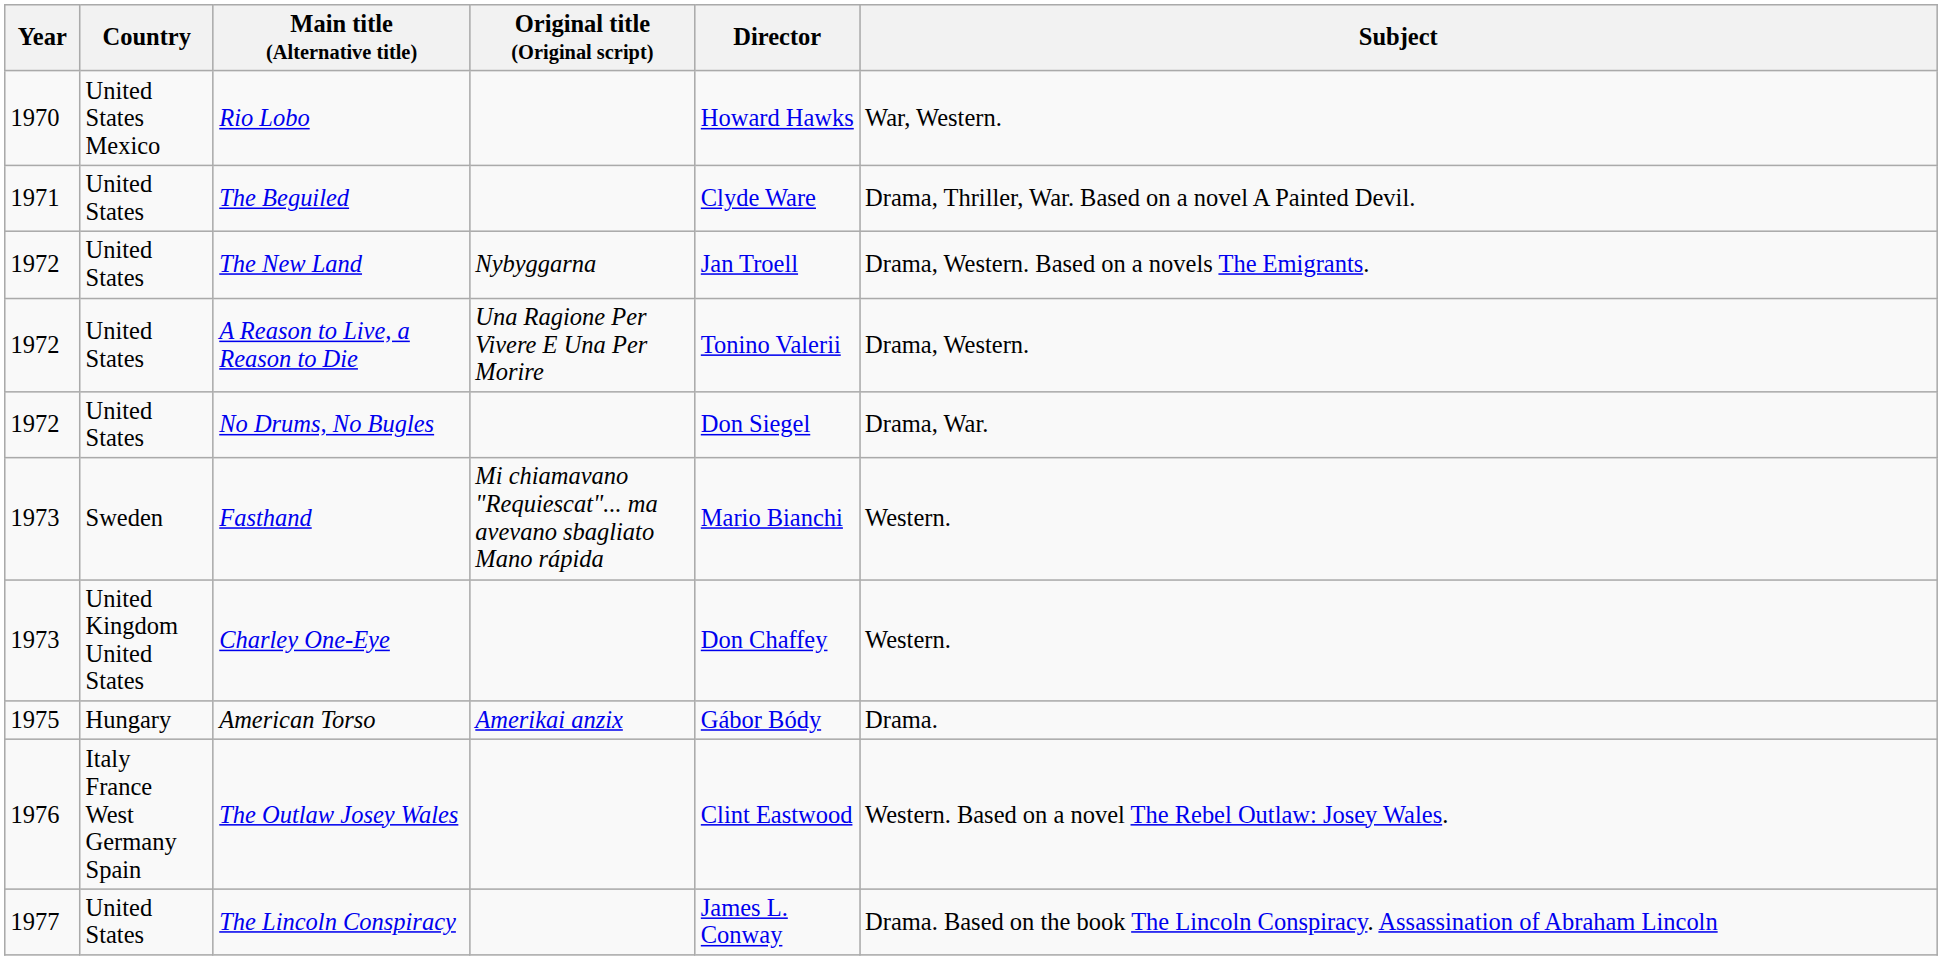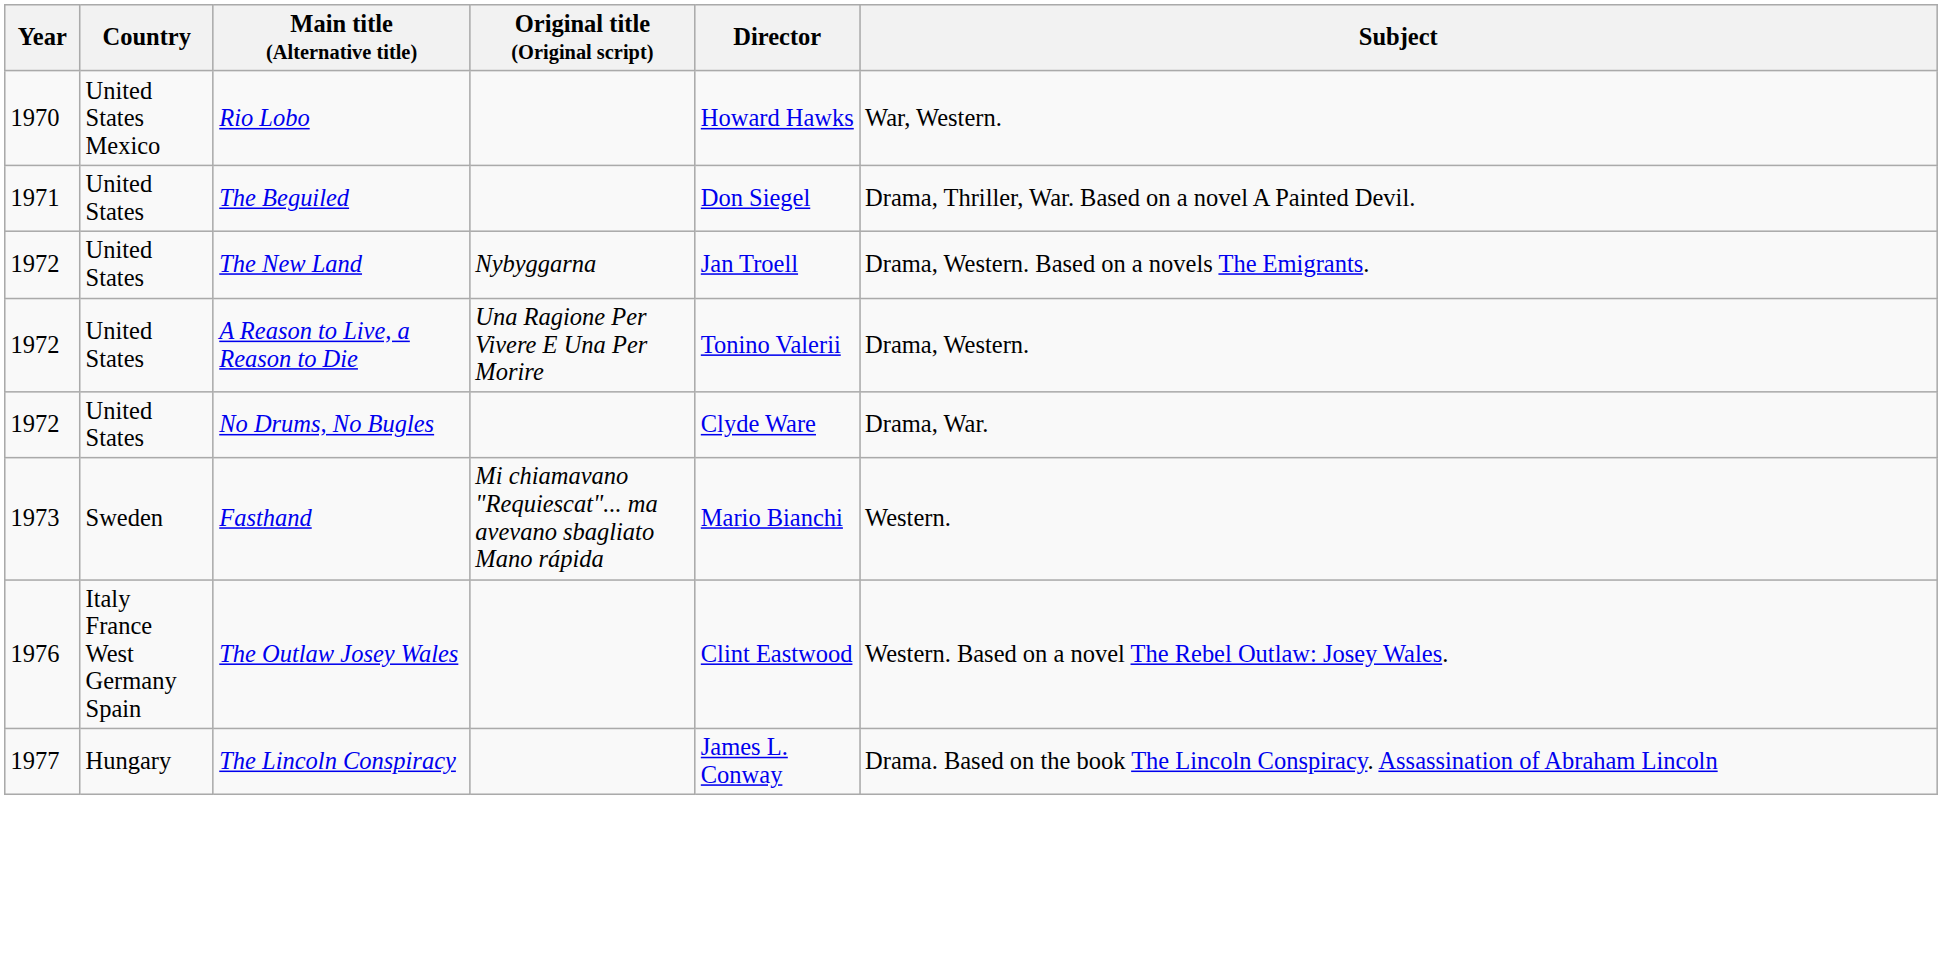(758, 197) Clyde Ware -> (756, 197) Don Siegel
(756, 424) Don Siegel -> (758, 424) Clyde Ware
- row: (305, 639)
- row: (297, 720)
(119, 921) United States -> (128, 761) Hungary
